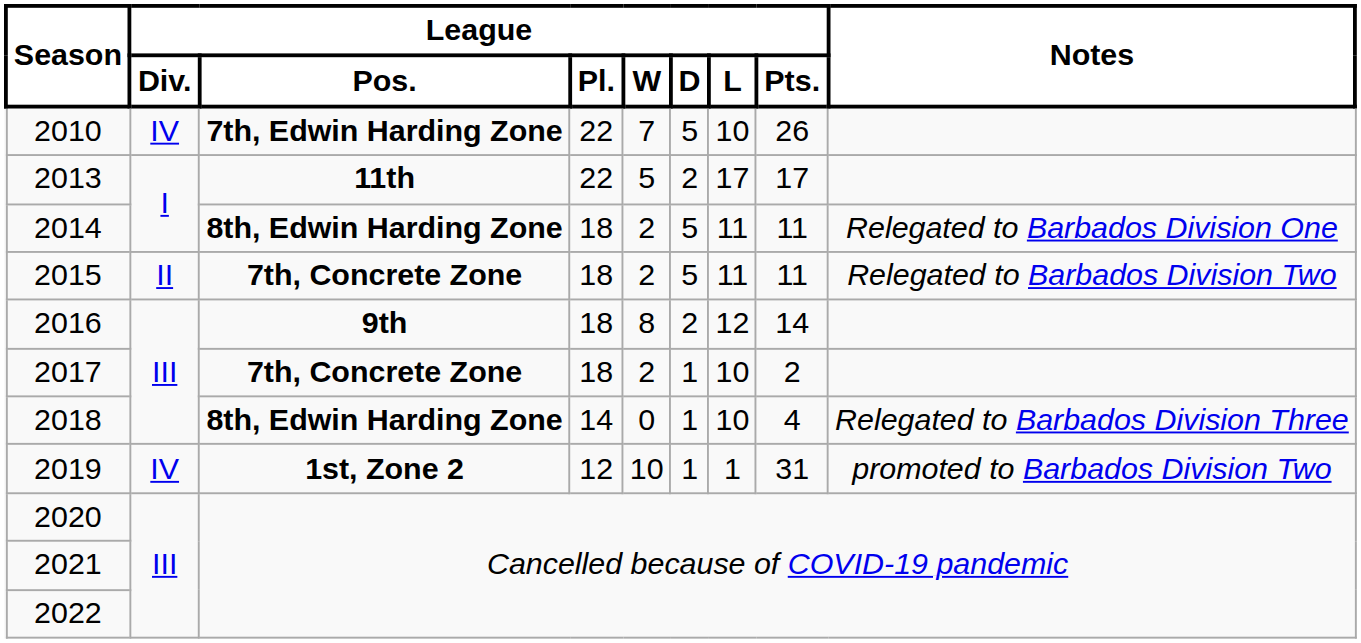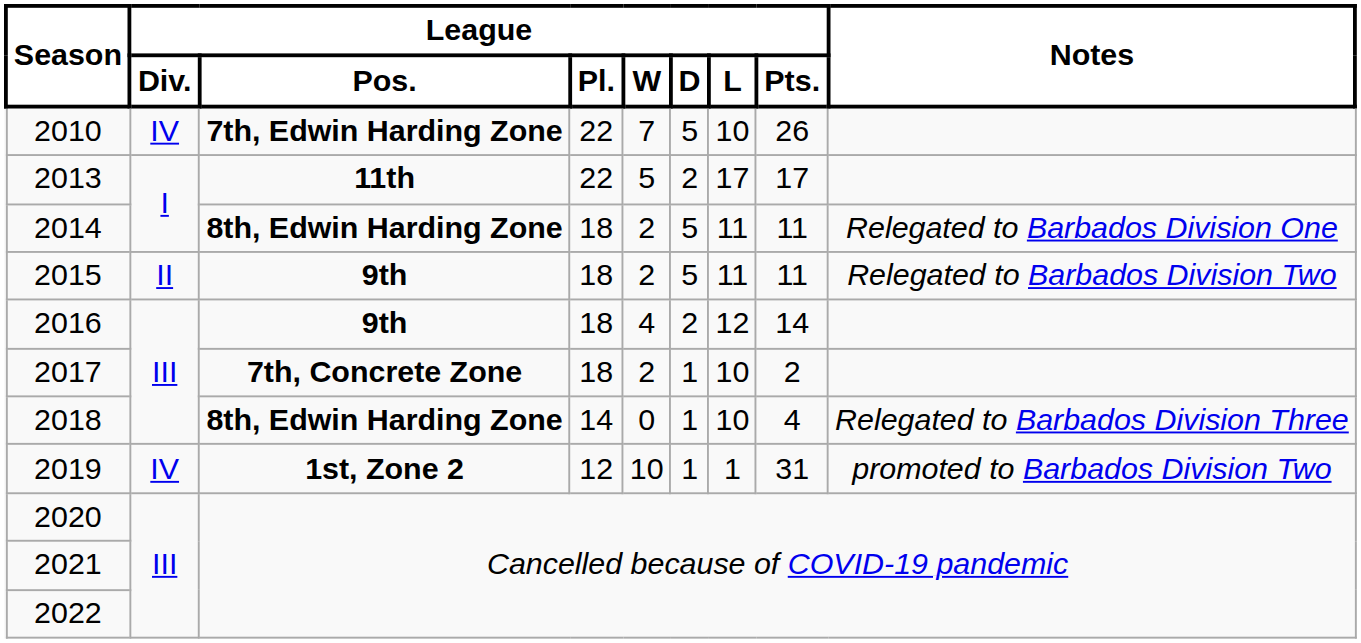(385, 275) 7th, Concrete Zone -> (385, 275) 9th
(647, 323) 8 -> (647, 323) 4
